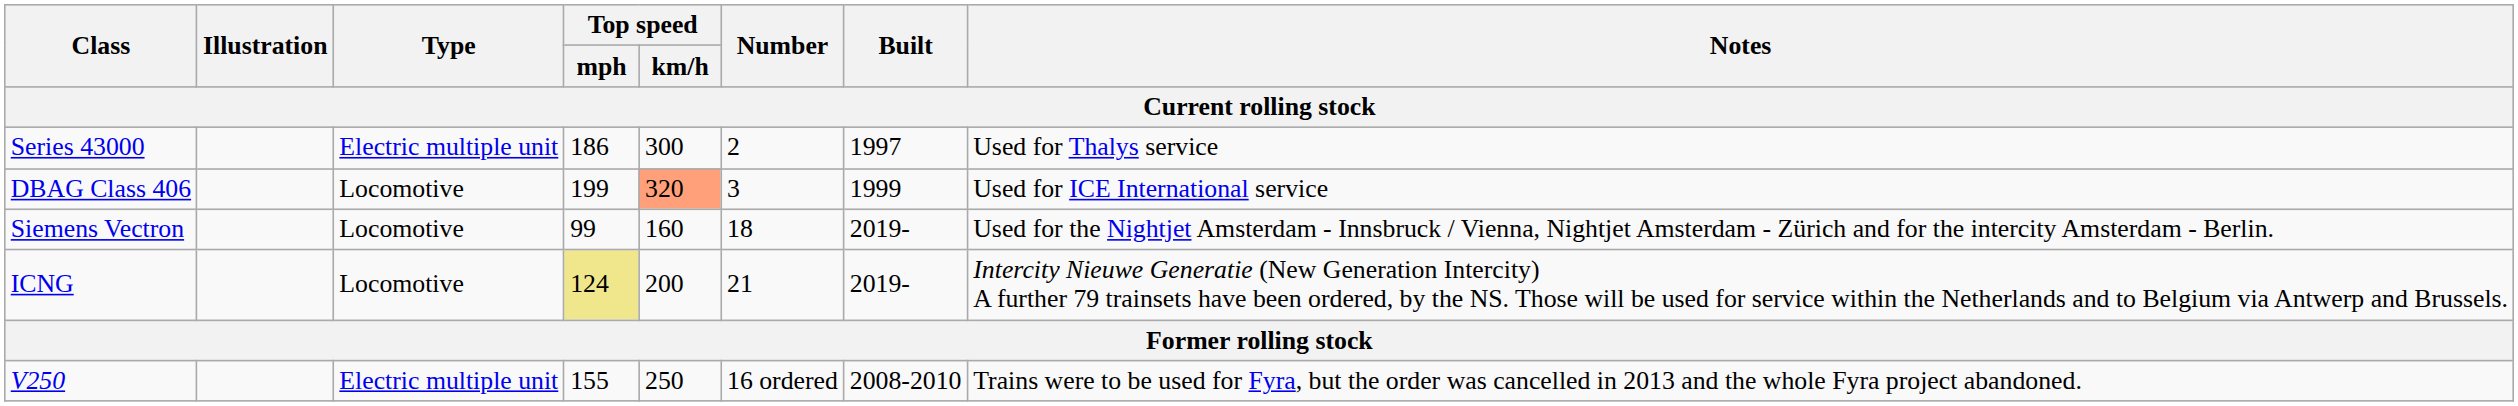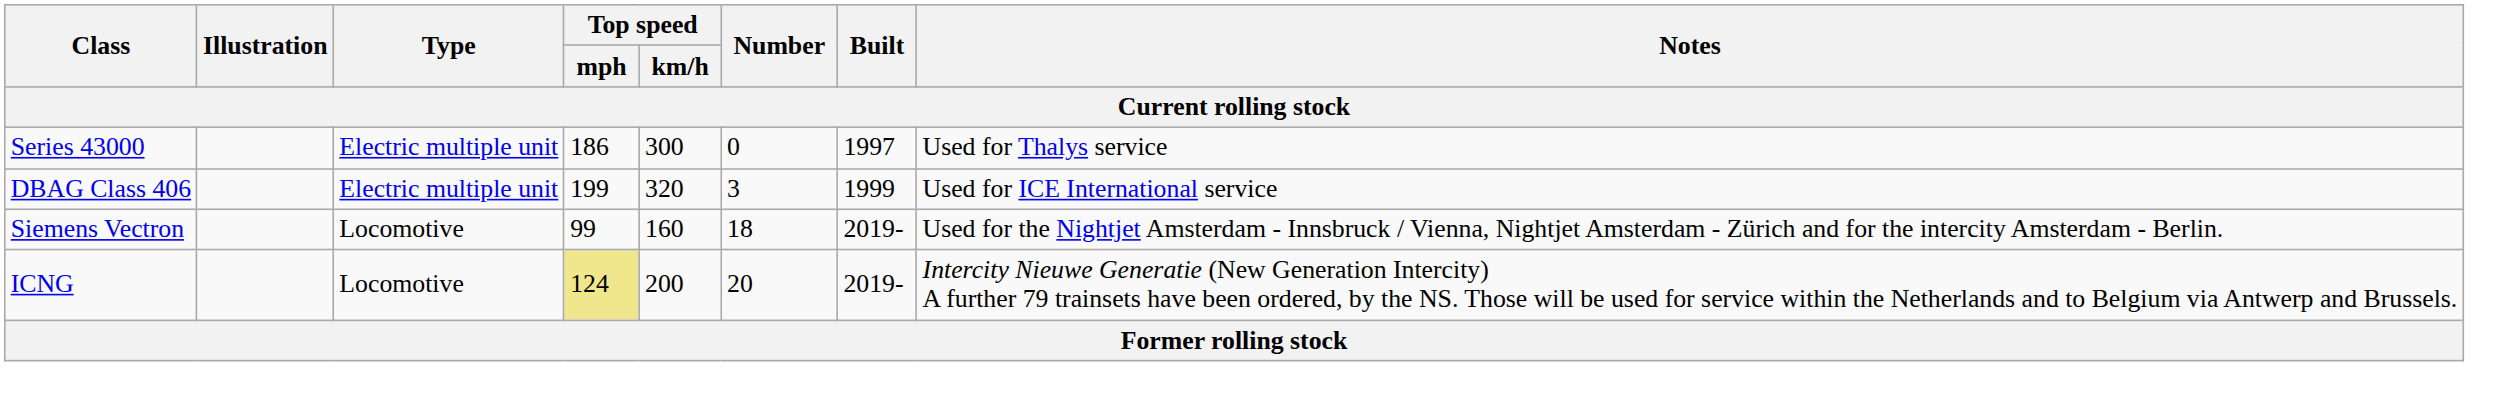(733, 147) 2 -> (733, 147) 0
(402, 188) Locomotive -> (449, 188) Electric multiple unit
(664, 188) lightsalmon background -> (664, 188) no background
(740, 284) 21 -> (740, 284) 20
- row: (38, 380)
